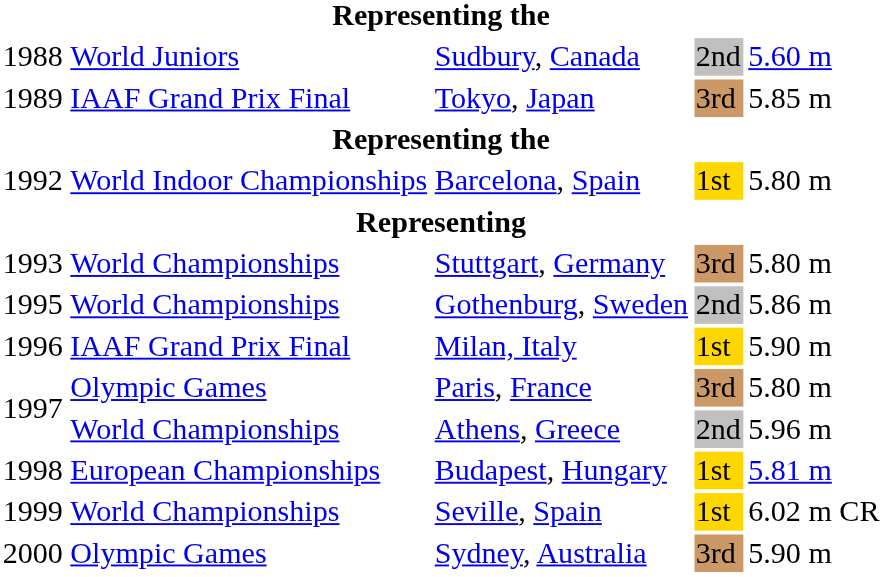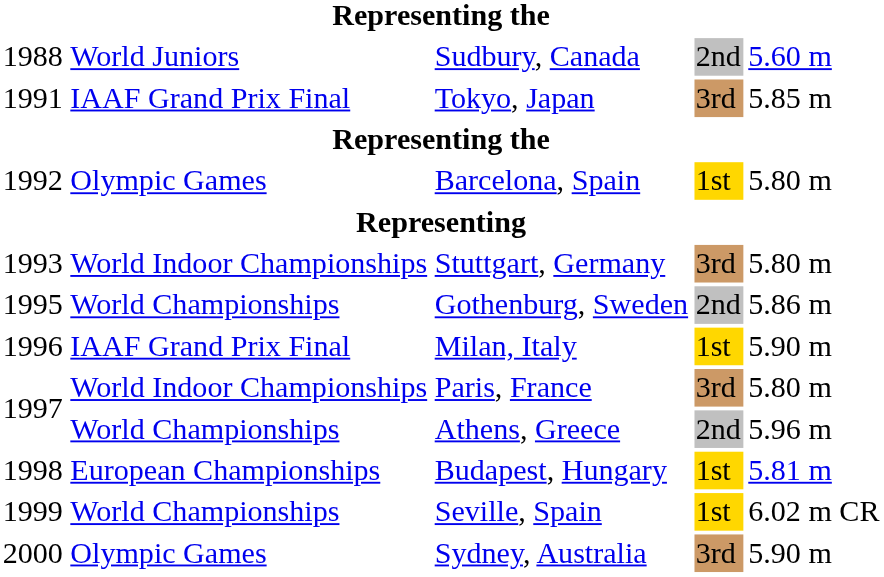(33, 97) 1989 -> (33, 97) 1991
(249, 180) World Indoor Championships -> (168, 180) Olympic Games
(205, 263) World Championships -> (249, 263) World Indoor Championships
(168, 387) Olympic Games -> (249, 387) World Indoor Championships
